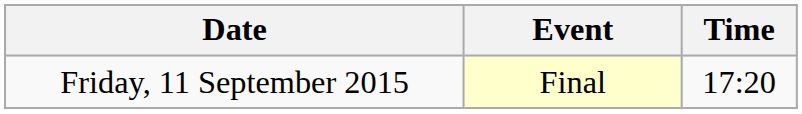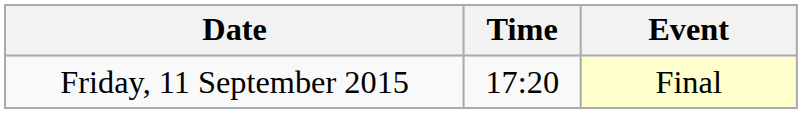columns swapped: (739, 30) <-> (573, 30)
